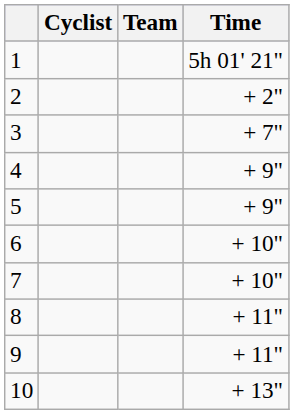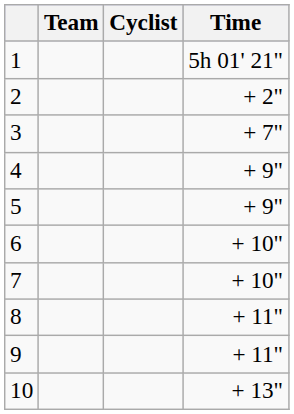columns swapped: (78, 22) <-> (150, 22)
